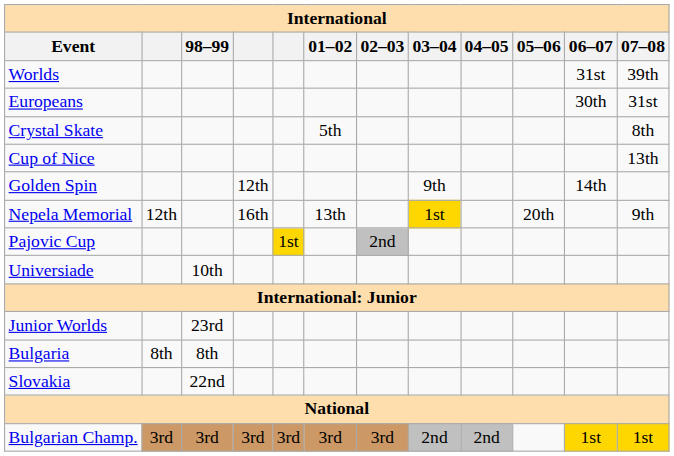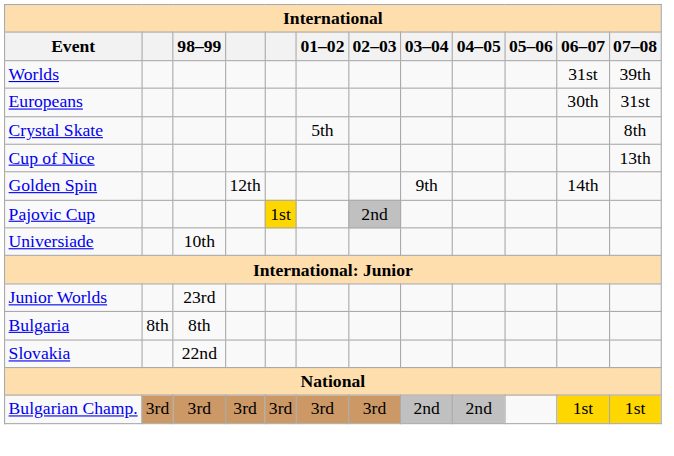- row: (70, 213)
